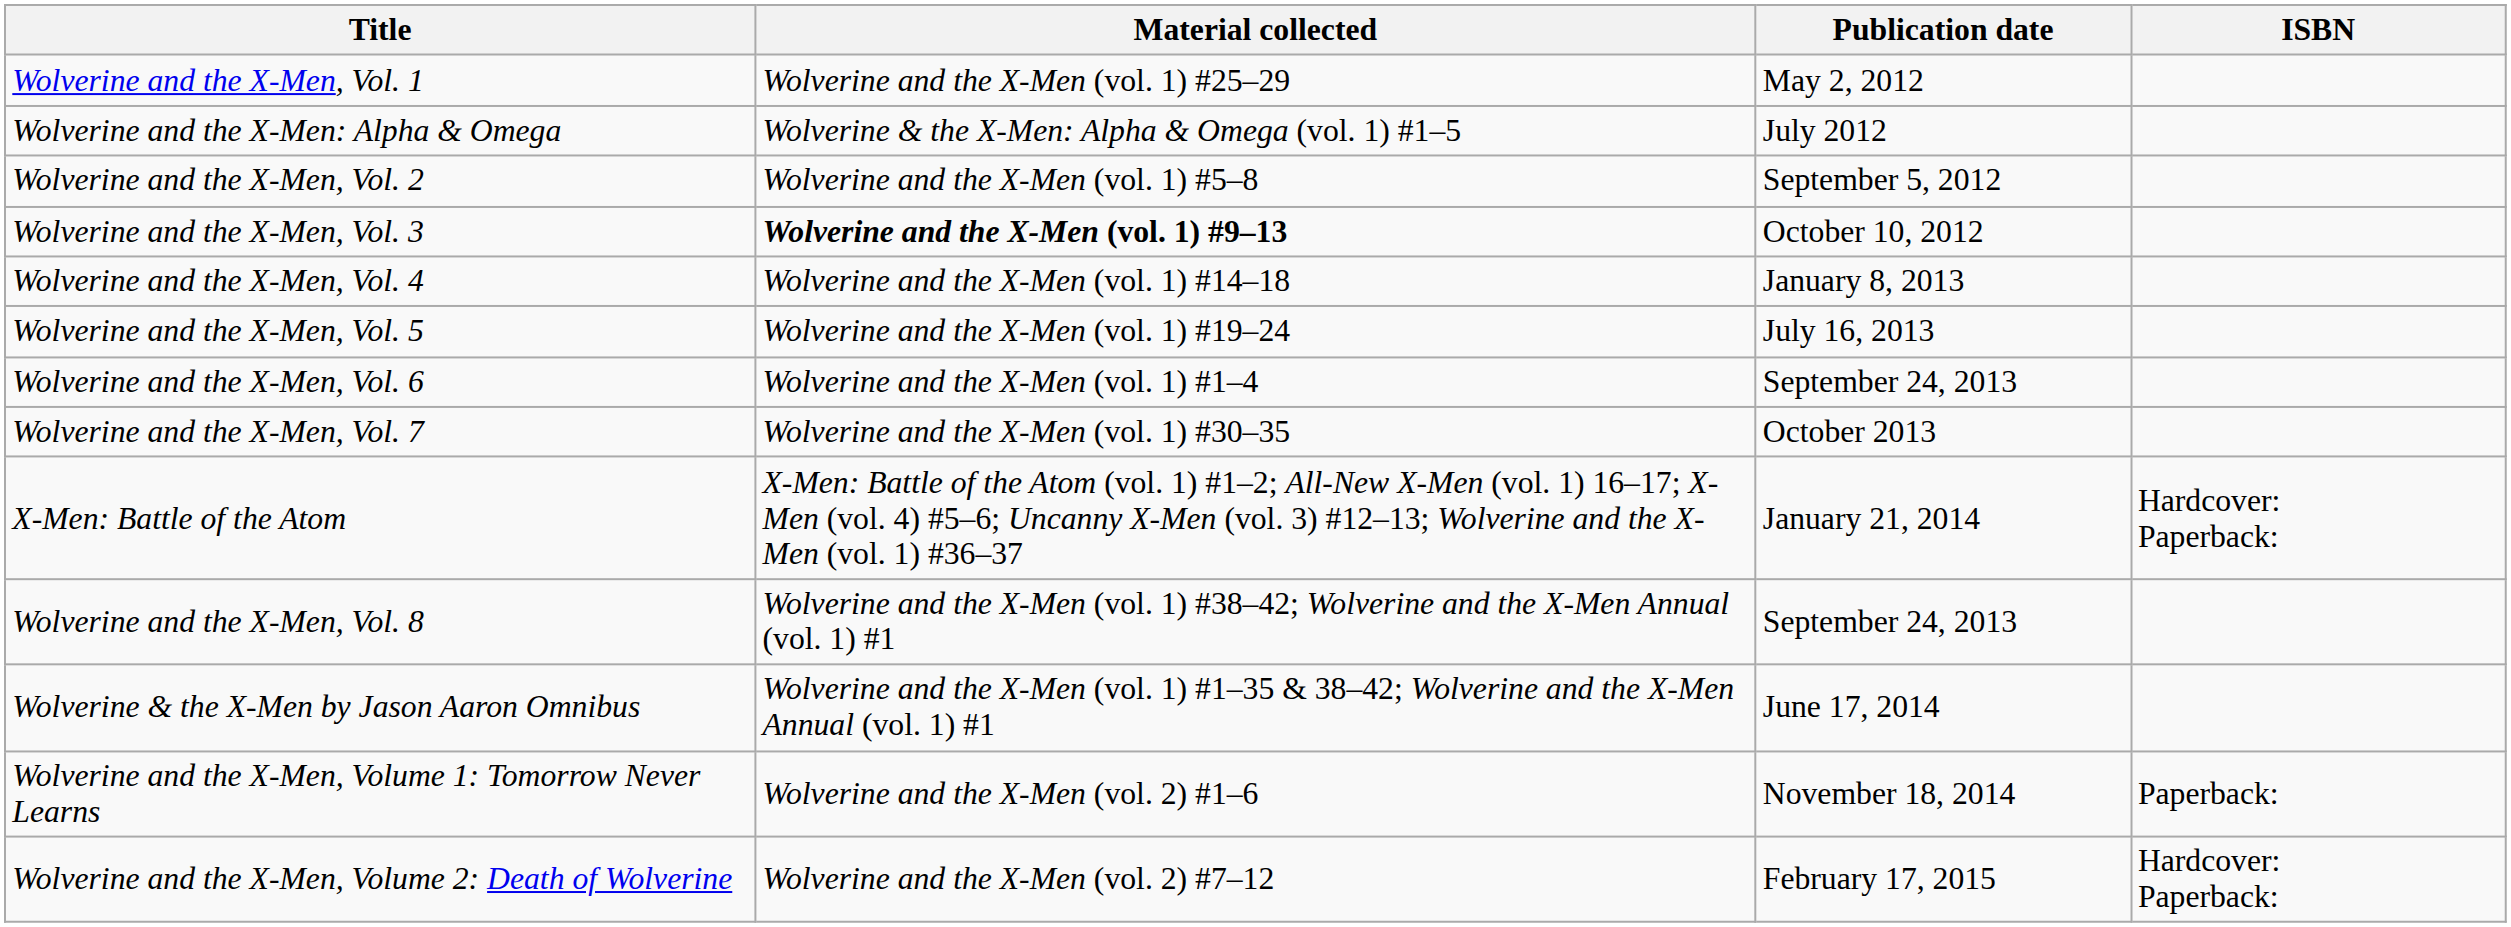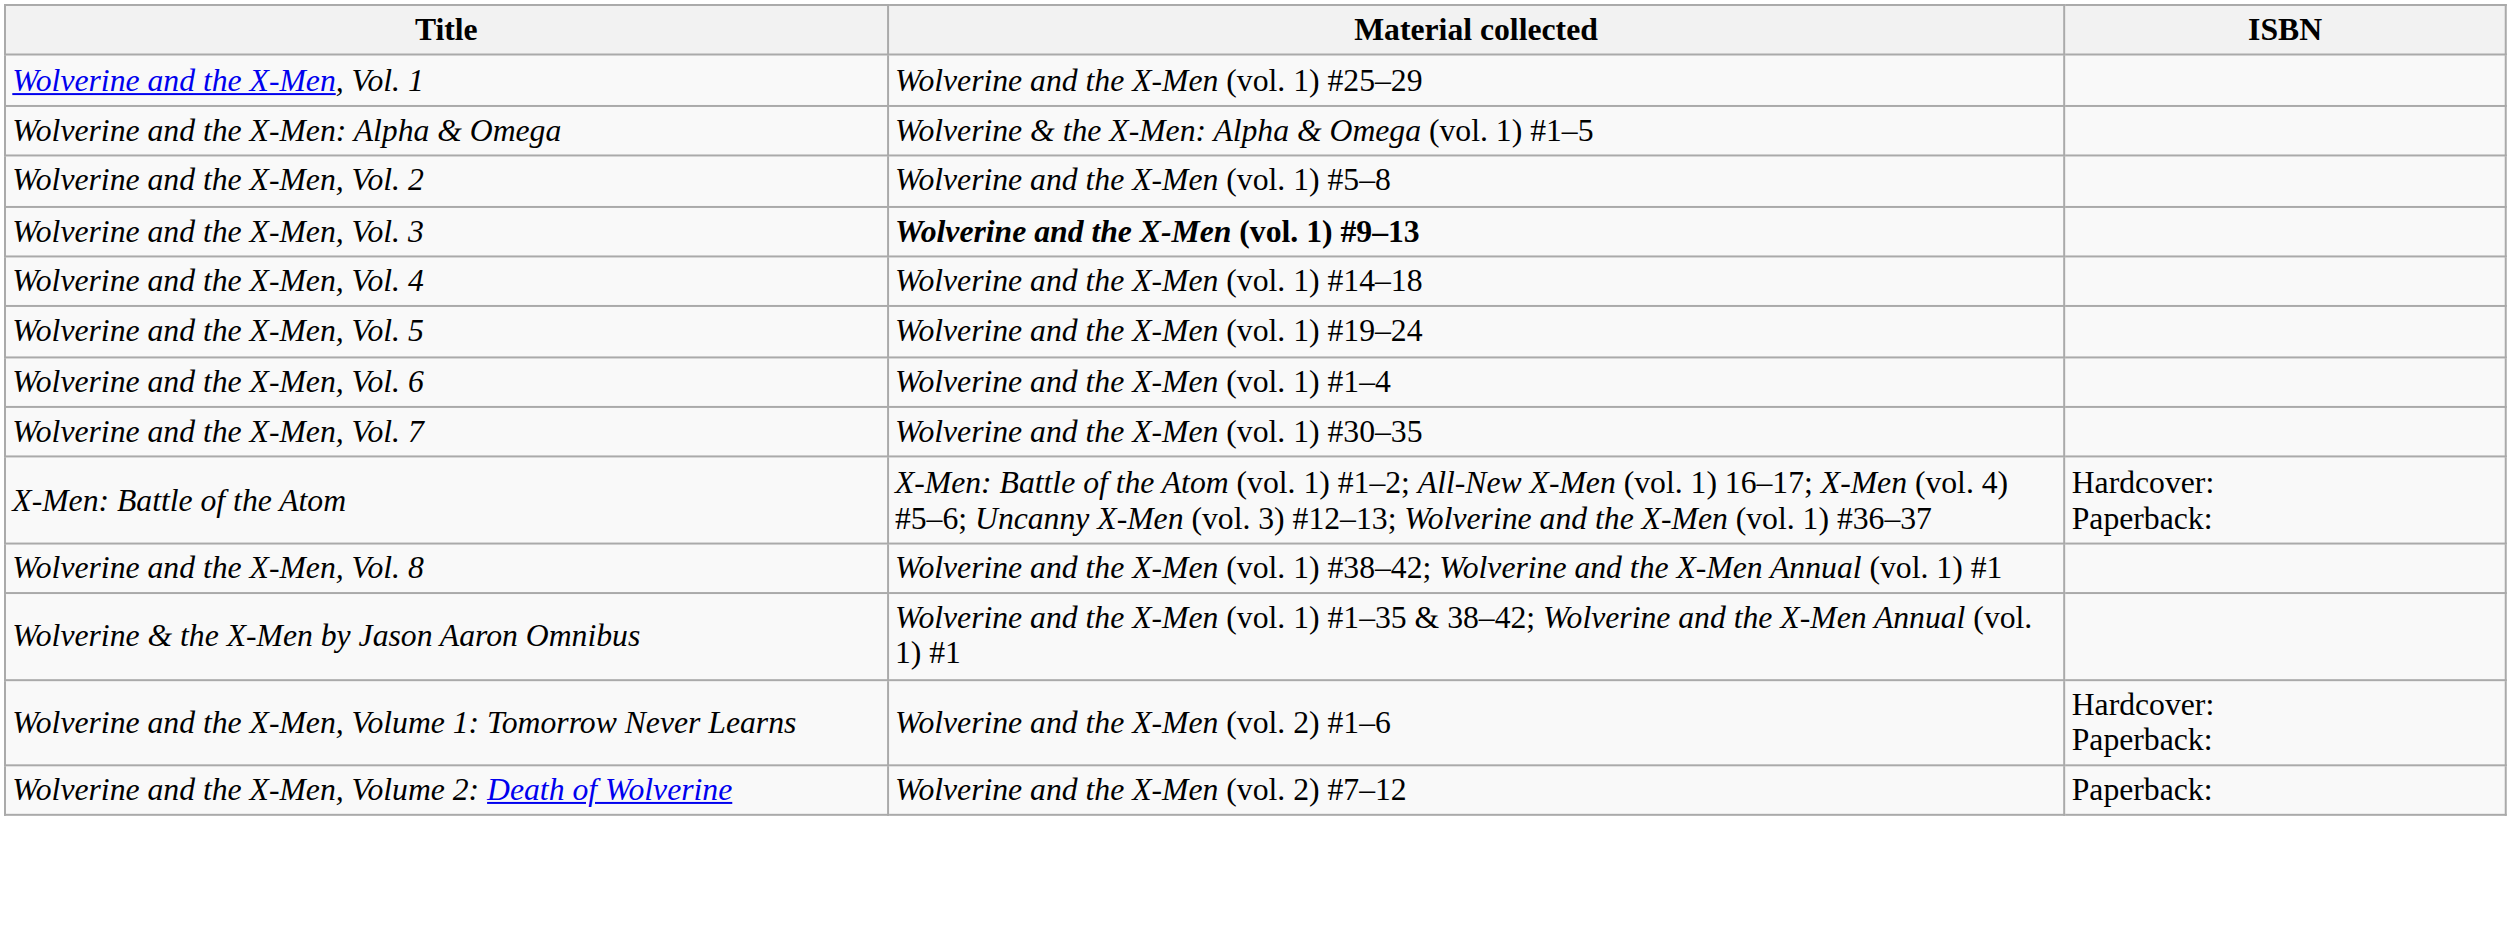- column: (1943, 29)
(2208, 792) Paperback: -> (2143, 721) Hardcover: Paperback:
(2209, 878) Hardcover: Paperback: -> (2142, 789) Paperback:
